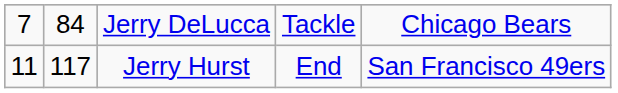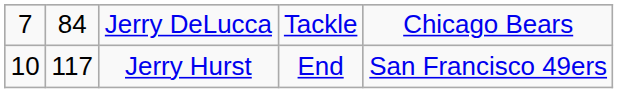(24, 66) 11 -> (25, 66) 10
